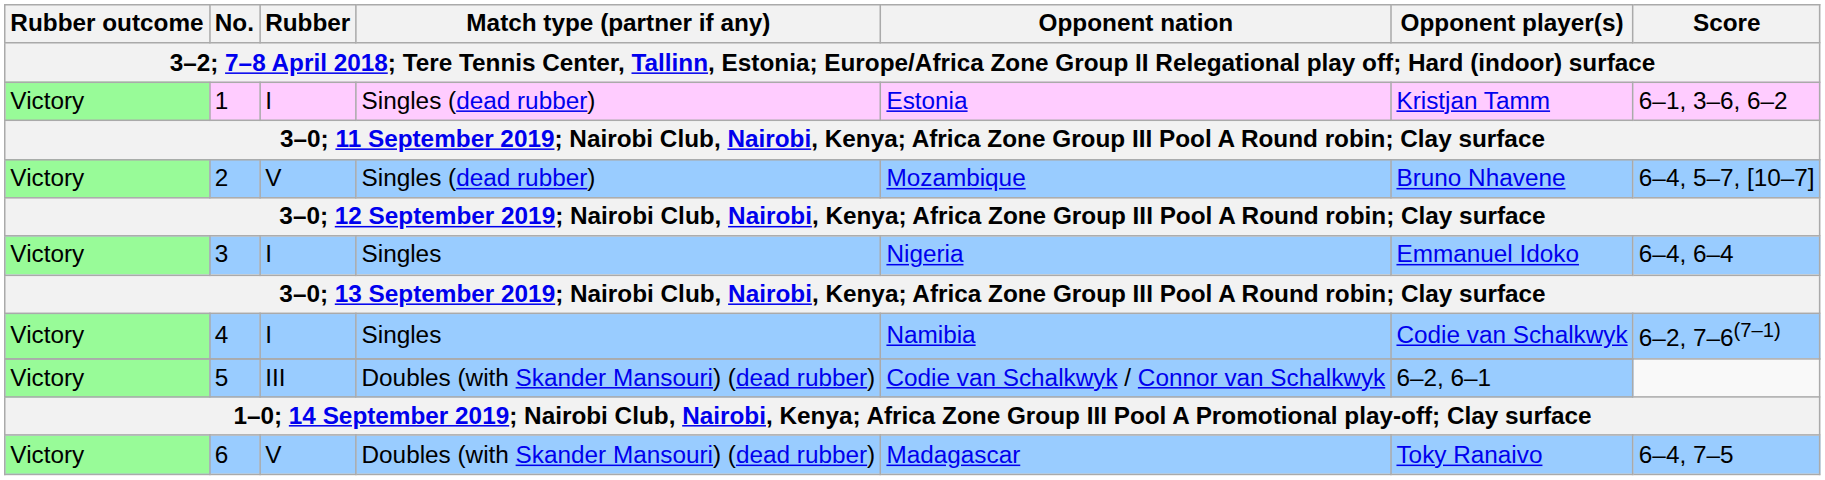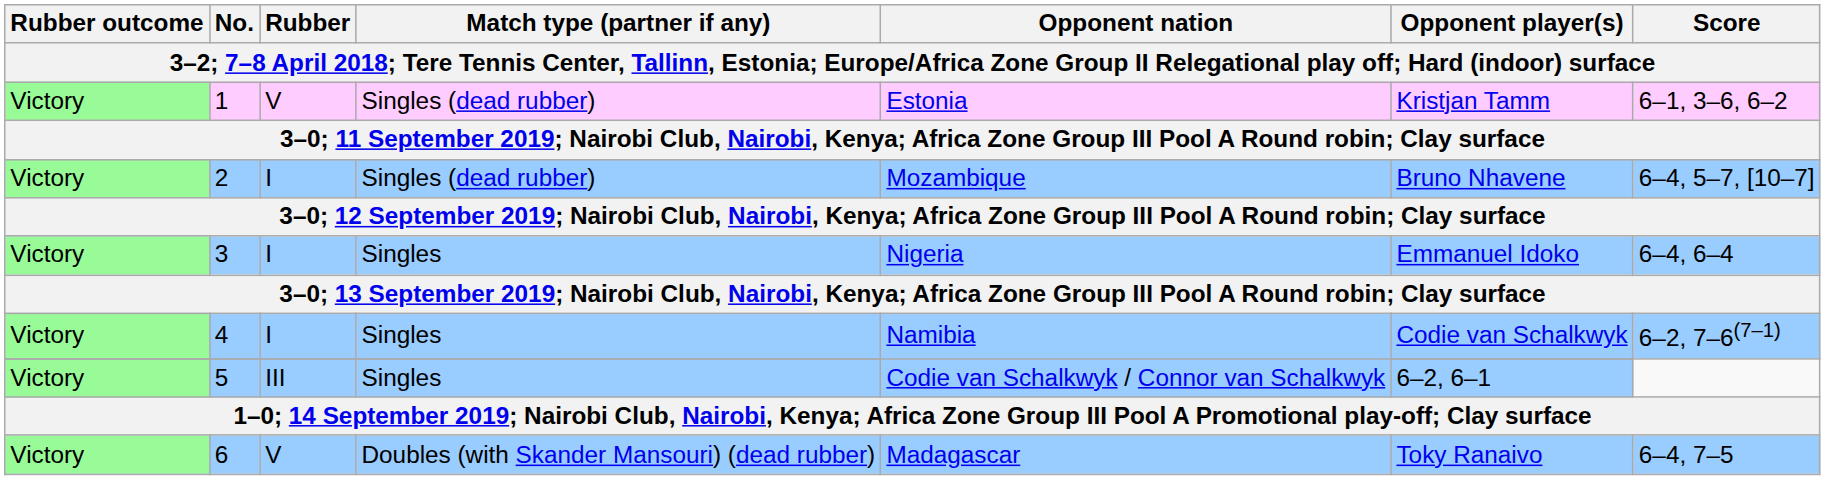(269, 100) I -> (273, 100) V
(273, 178) V -> (269, 178) I
(618, 377) Doubles (with Skander Mansouri) (dead rubber) -> (401, 377) Singles
